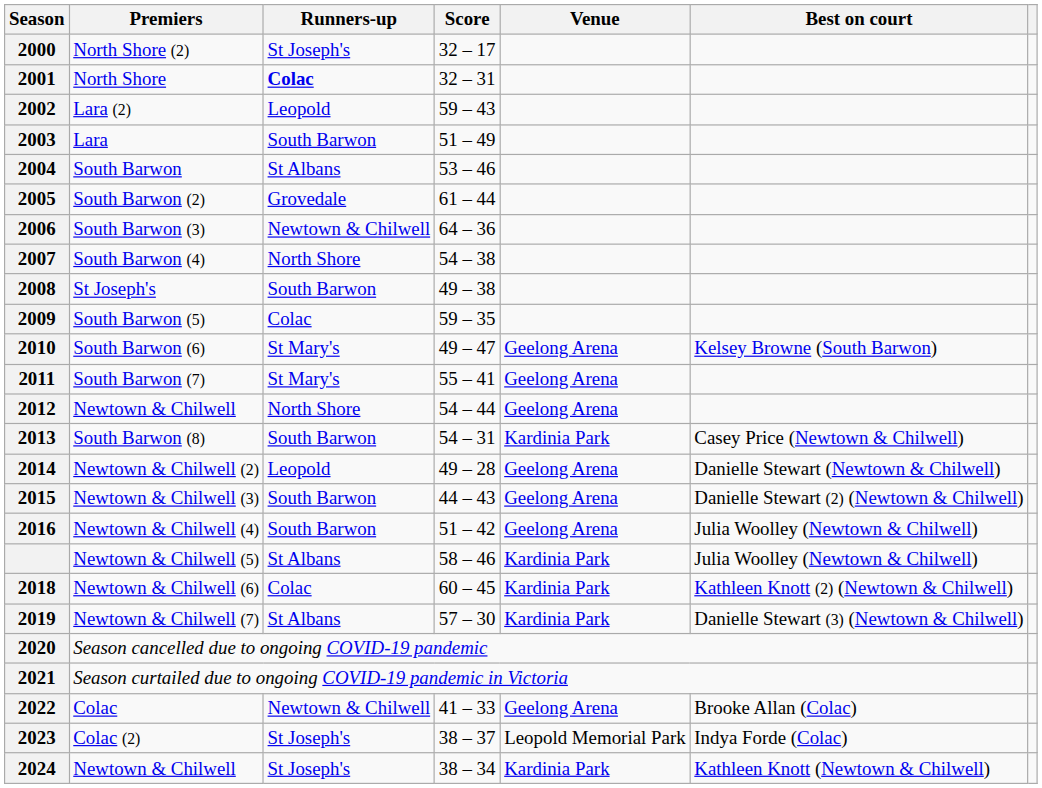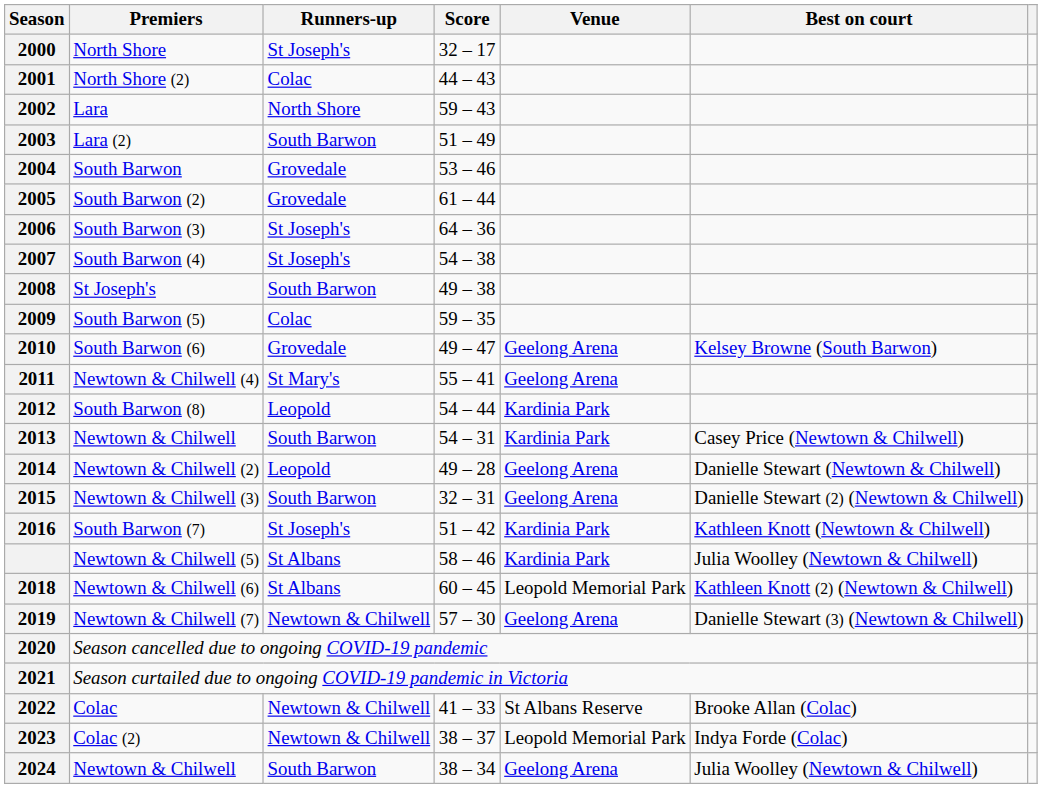(131, 49) North Shore (2) -> (120, 49) North Shore
(120, 79) North Shore -> (131, 79) North Shore (2)
(291, 79) bold -> (290, 79) normal
(467, 79) 32 – 31 -> (467, 79) 44 – 43
(102, 109) Lara (2) -> (91, 109) Lara
(299, 109) Leopold -> (314, 109) North Shore
(91, 139) Lara -> (102, 139) Lara (2)
(304, 169) St Albans -> (307, 169) Grovedale
(349, 229) Newtown & Chilwell -> (309, 229) St Joseph's
(314, 259) North Shore -> (309, 259) St Joseph's
(304, 348) St Mary's -> (307, 348) Grovedale
(139, 378) South Barwon (7) -> (166, 378) Newtown & Chilwell (4)
(155, 408) Newtown & Chilwell -> (139, 408) South Barwon (8)
(314, 408) North Shore -> (299, 408) Leopold
(561, 408) Geelong Arena -> (557, 408) Kardinia Park
(139, 438) South Barwon (8) -> (155, 438) Newtown & Chilwell
(467, 498) 44 – 43 -> (467, 498) 32 – 31
(166, 528) Newtown & Chilwell (4) -> (139, 528) South Barwon (7)
(322, 528) South Barwon -> (309, 528) St Joseph's
(561, 528) Geelong Arena -> (557, 528) Kardinia Park
(836, 528) Julia Woolley (Newtown & Chilwell) -> (842, 528) Kathleen Knott (Newtown & Chilwell)
(290, 588) Colac -> (304, 588) St Albans
(557, 588) Kardinia Park -> (595, 588) Leopold Memorial Park
(304, 618) St Albans -> (349, 618) Newtown & Chilwell
(557, 618) Kardinia Park -> (561, 618) Geelong Arena
(561, 708) Geelong Arena -> (573, 708) St Albans Reserve
(309, 738) St Joseph's -> (349, 738) Newtown & Chilwell
(309, 768) St Joseph's -> (322, 768) South Barwon
(557, 768) Kardinia Park -> (561, 768) Geelong Arena
(842, 768) Kathleen Knott (Newtown & Chilwell) -> (836, 768) Julia Woolley (Newtown & Chilwell)
